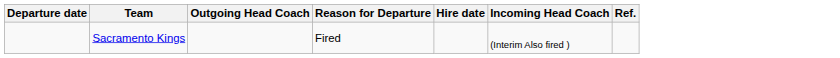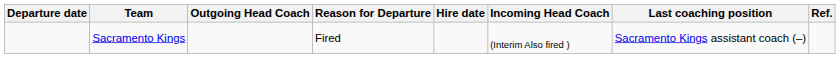+ column: (710, 13)
